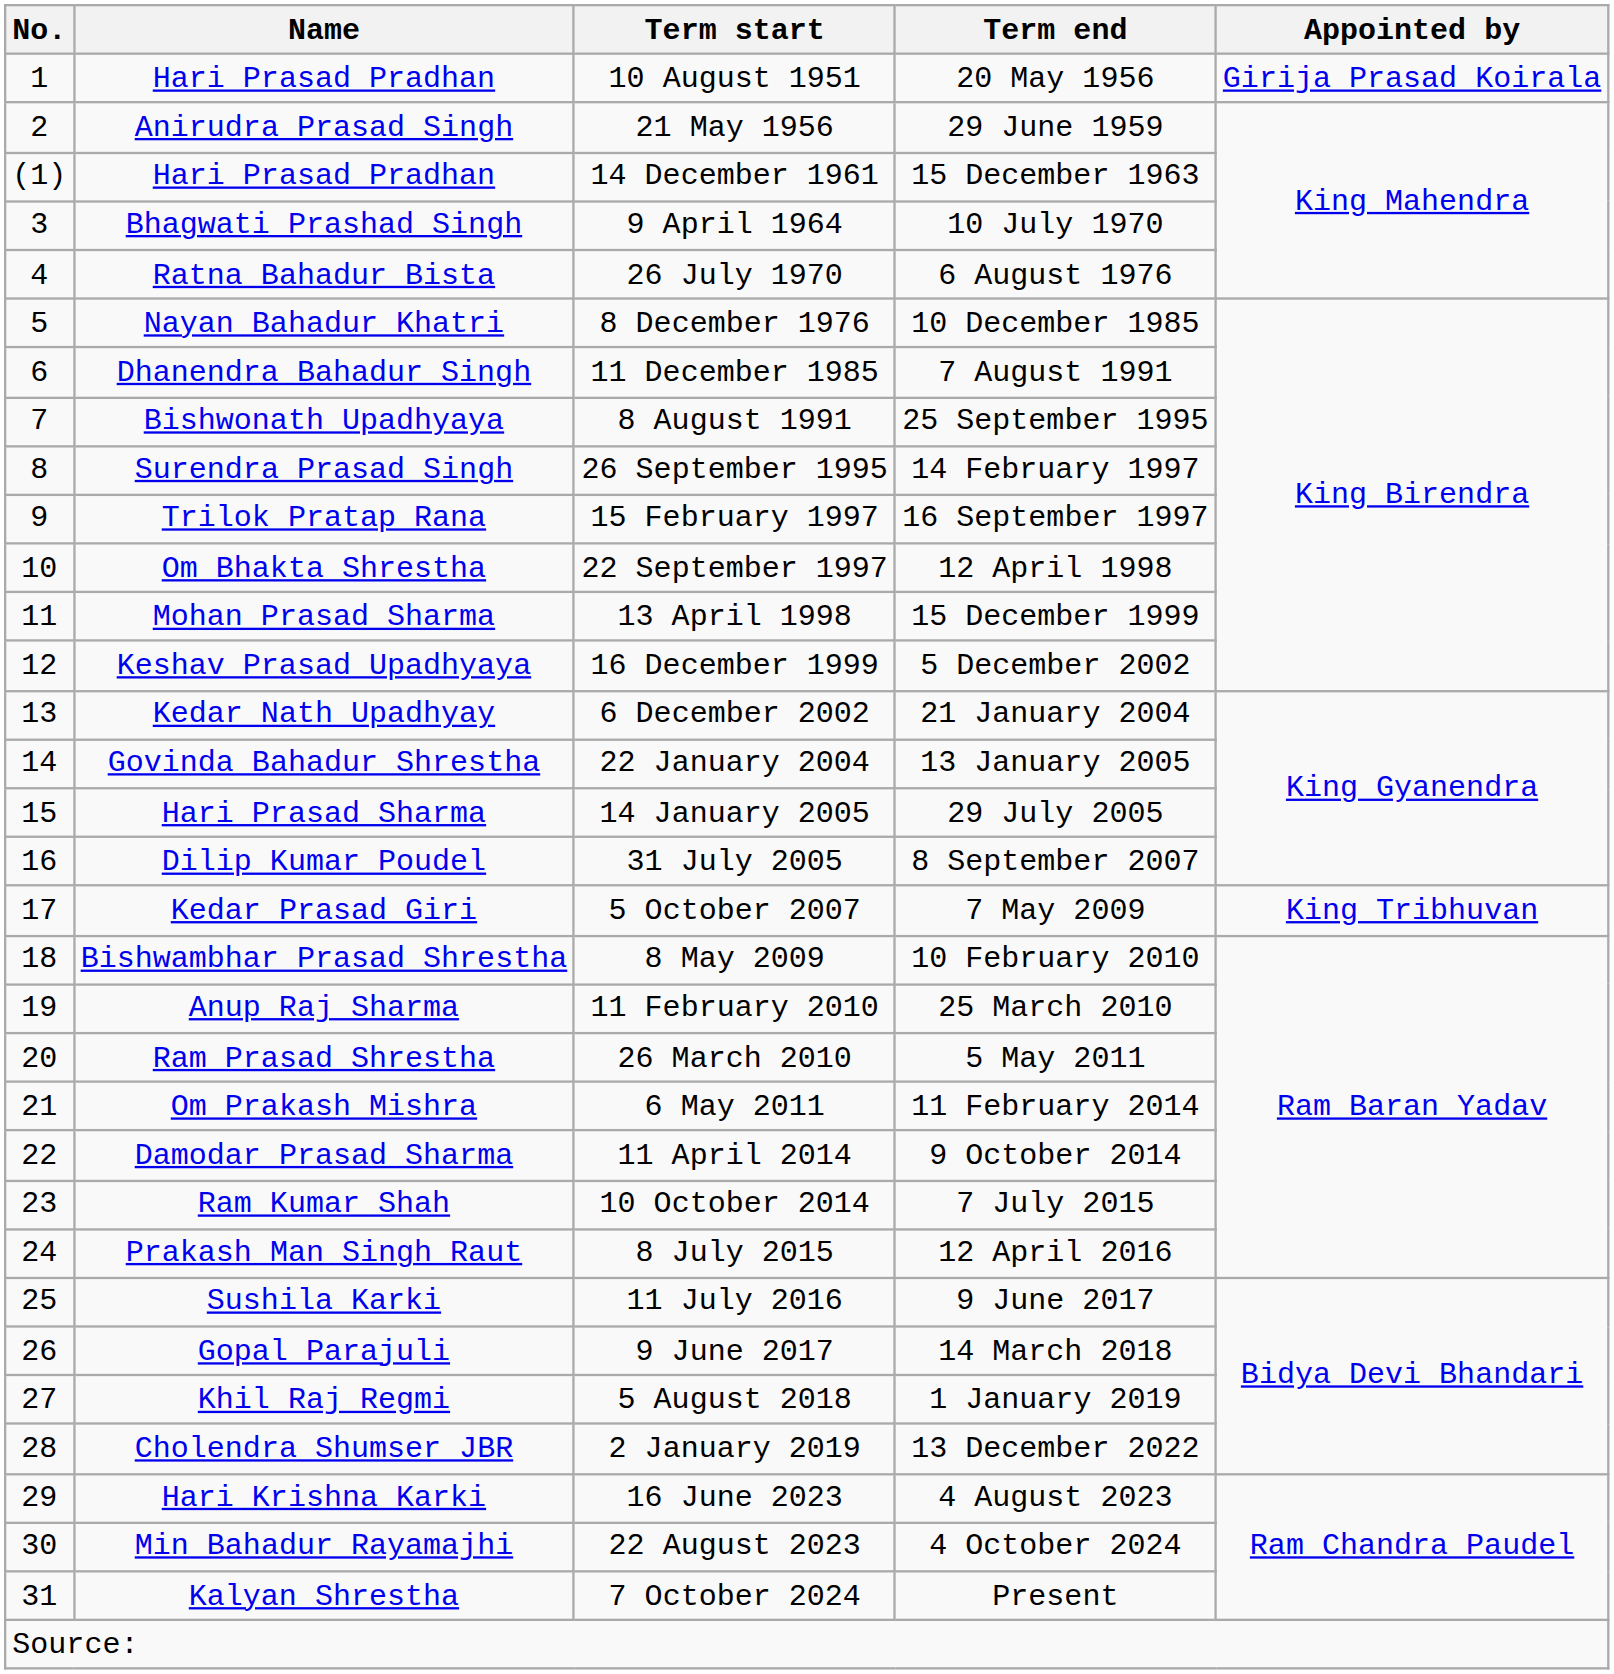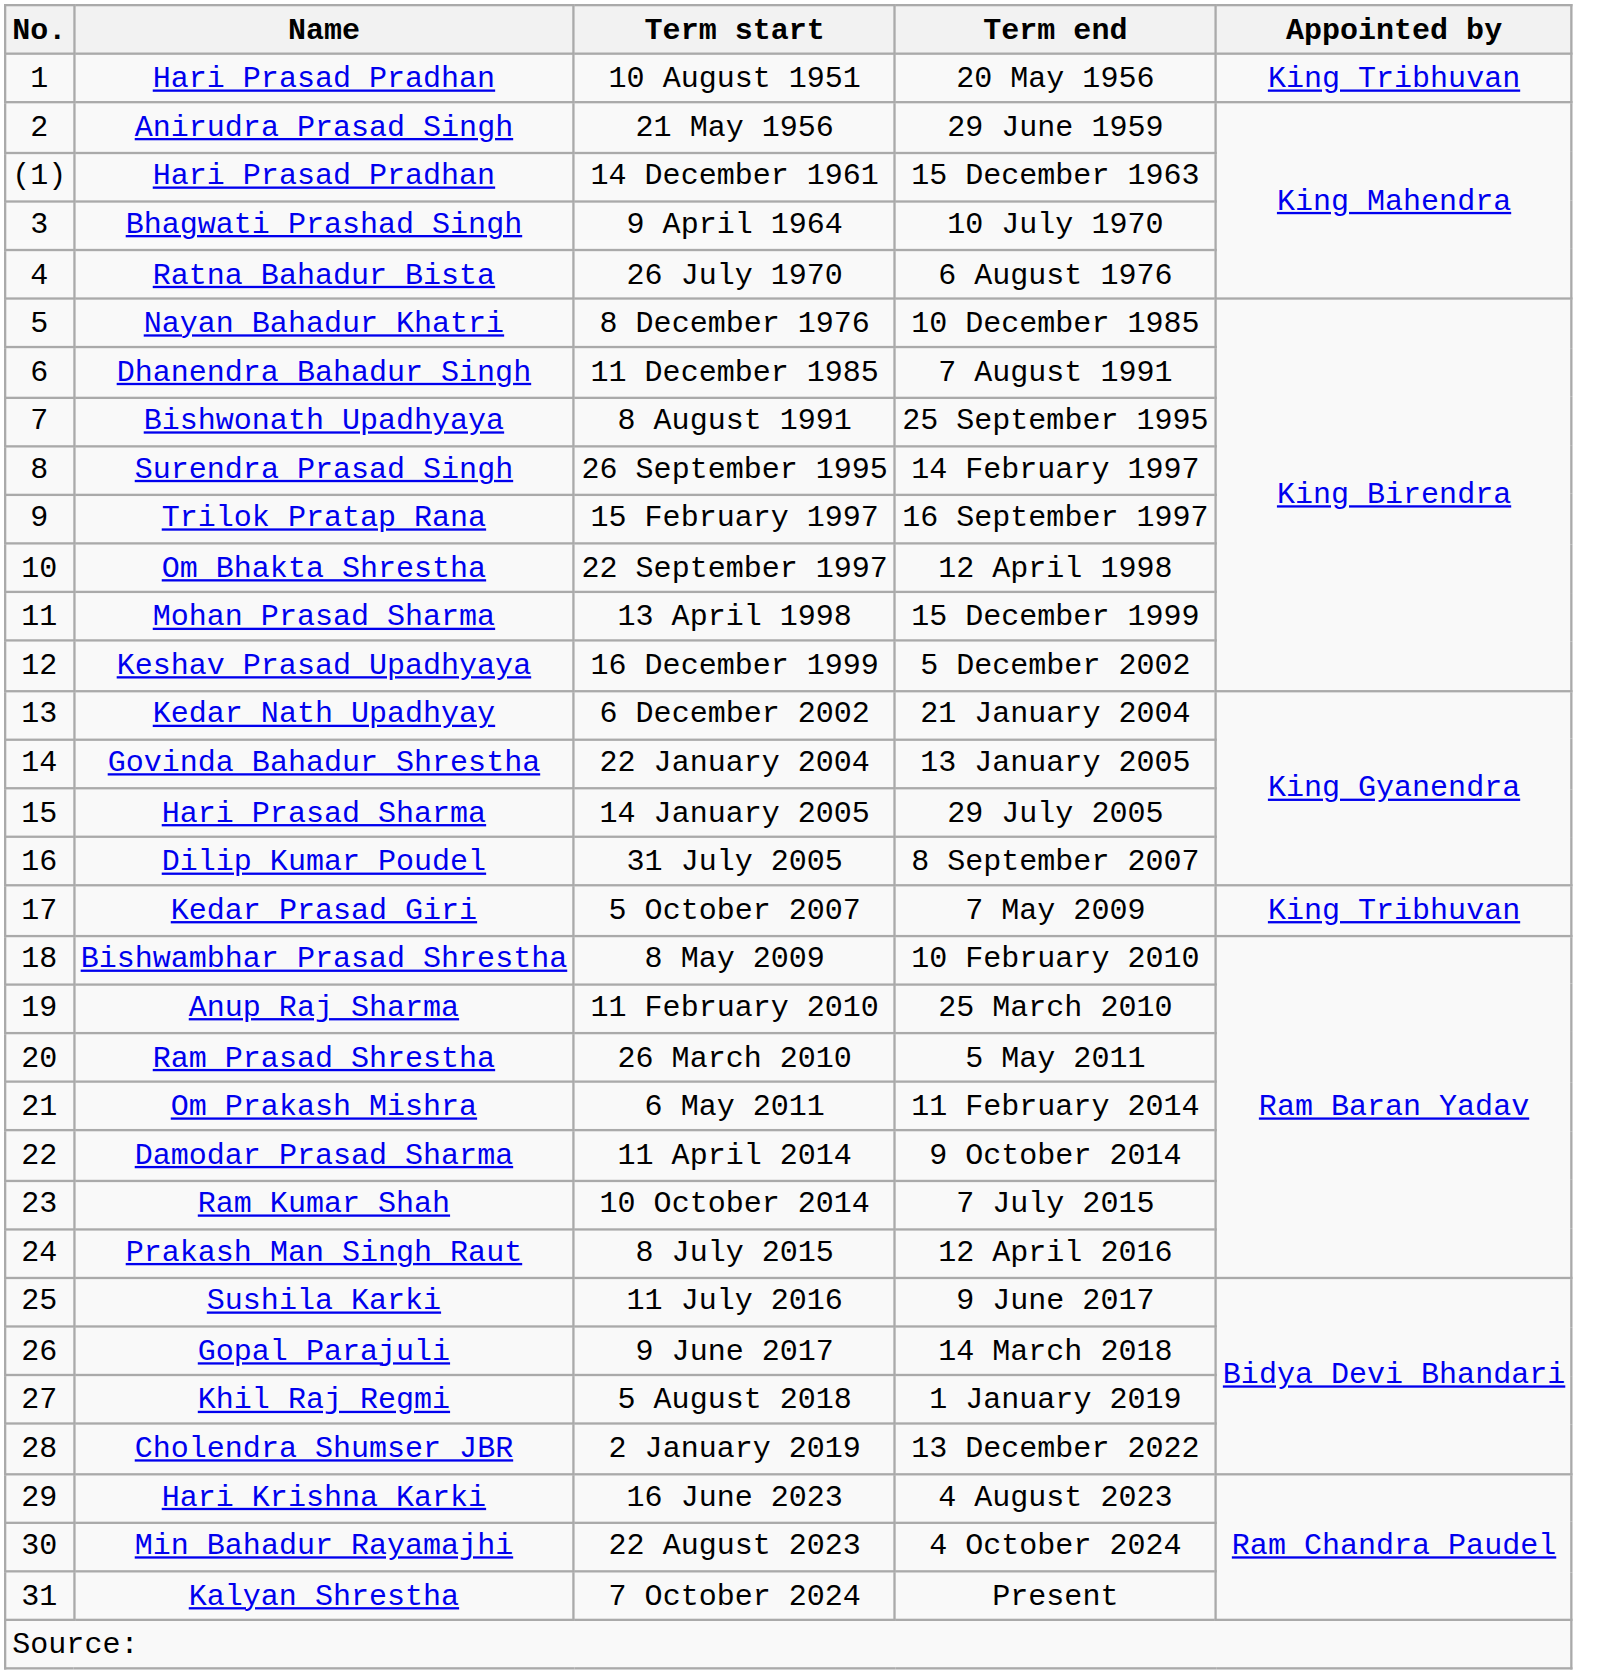(1412, 79) Girija Prasad Koirala -> (1394, 79) King Tribhuvan
